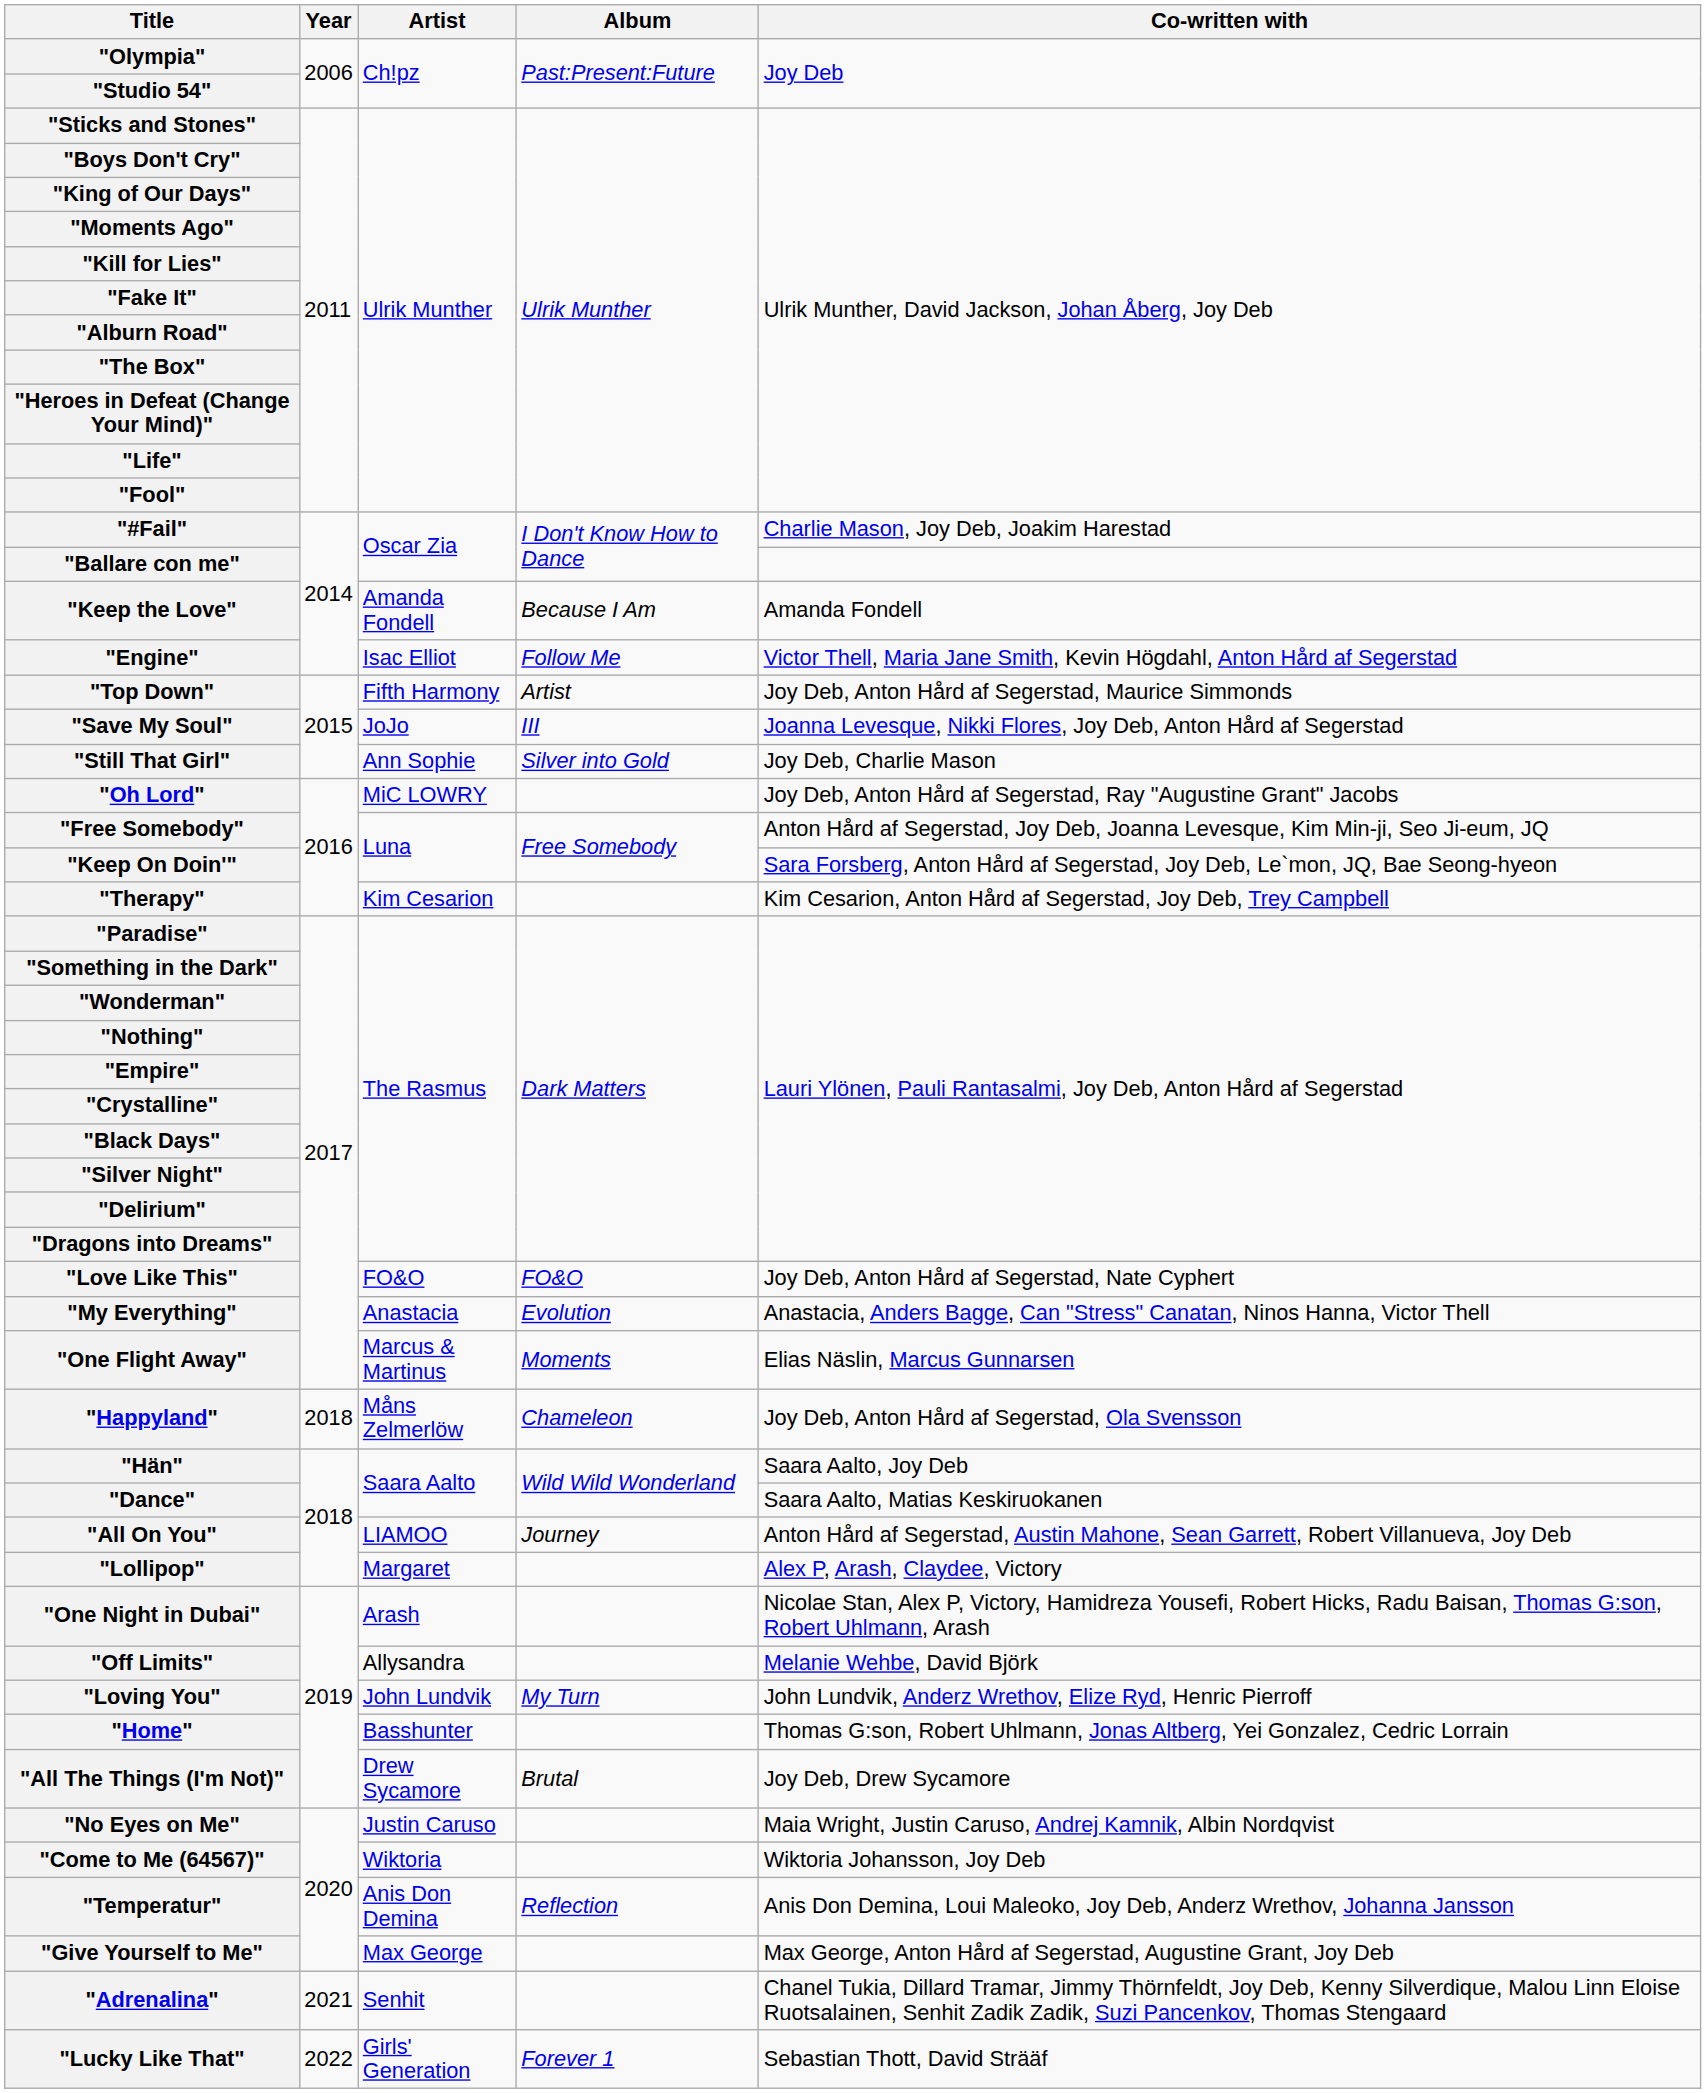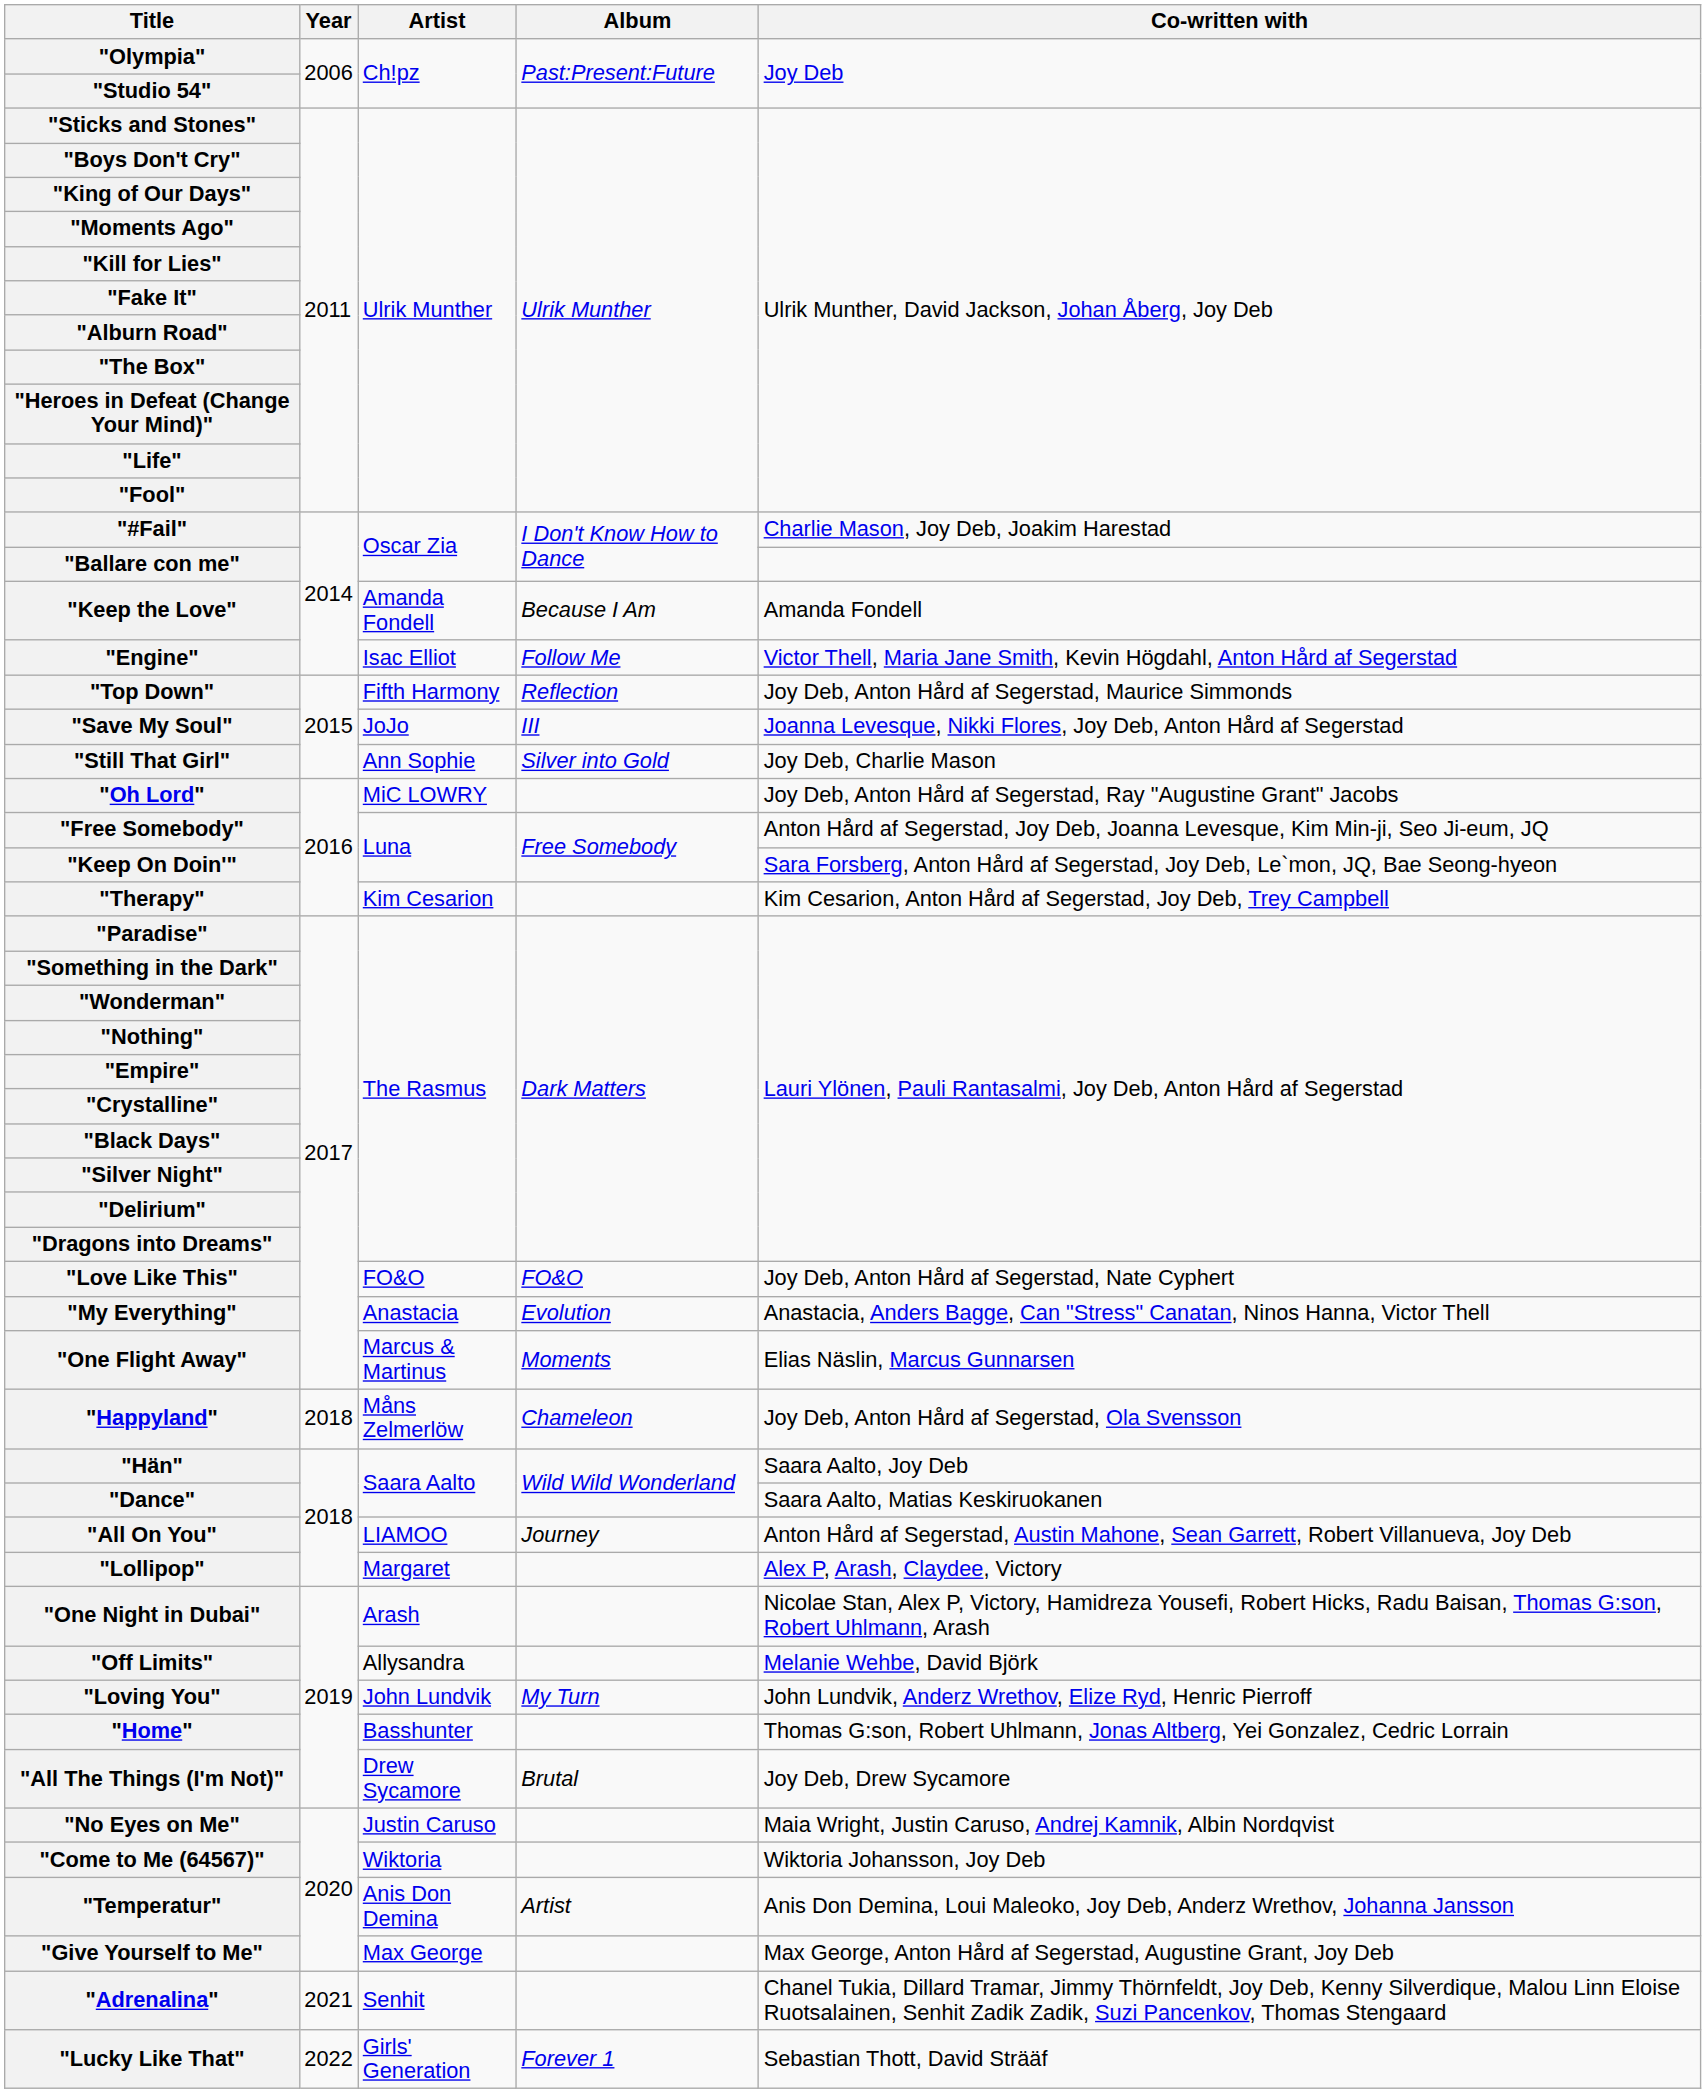(546, 691) Artist -> (570, 691) Reflection
(570, 1906) Reflection -> (546, 1906) Artist
